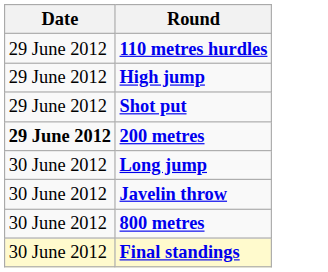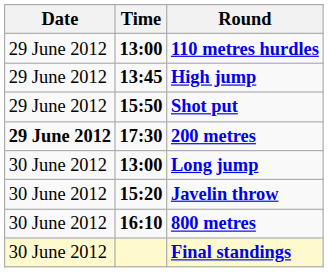+ column: (141, 19)
